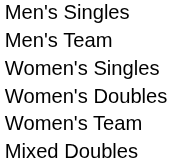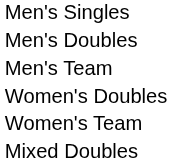+ row: (71, 40)
- row: (82, 68)
